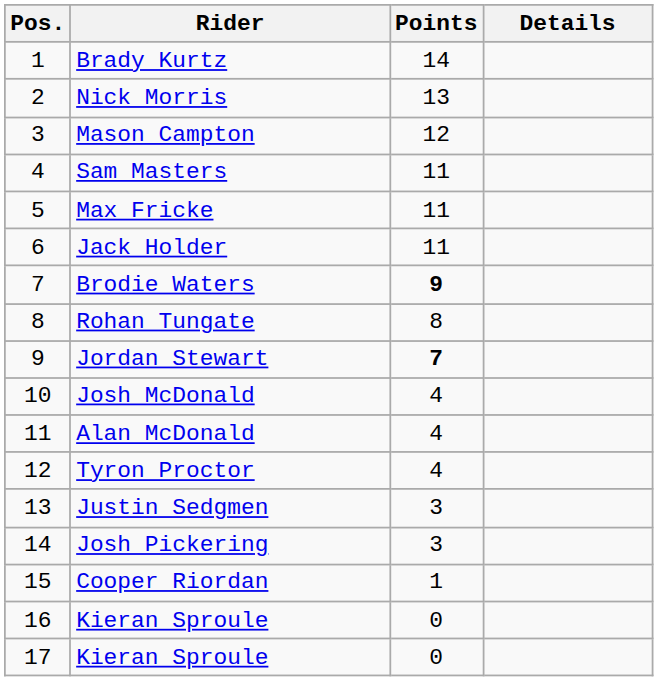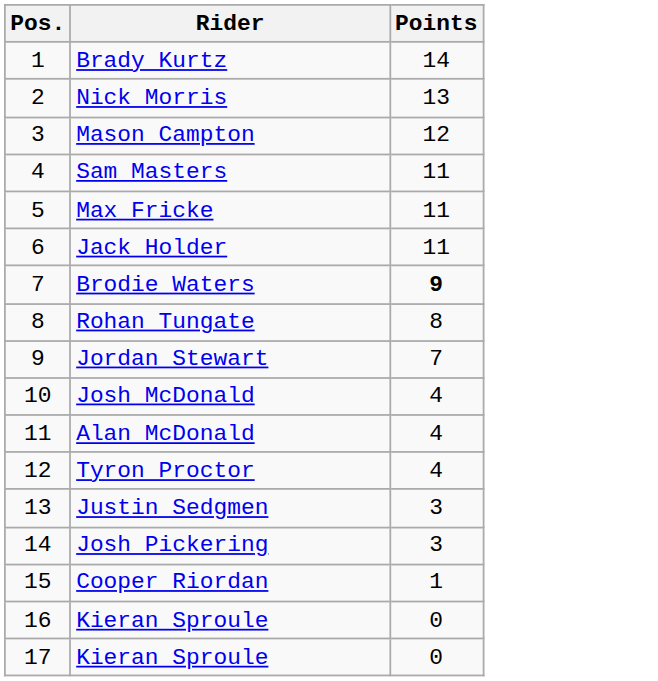- column: (568, 24)
(436, 359) bold -> (436, 359) normal
